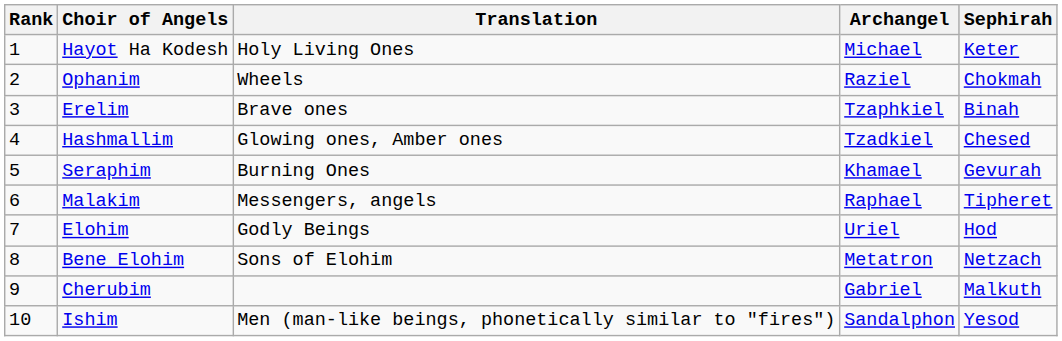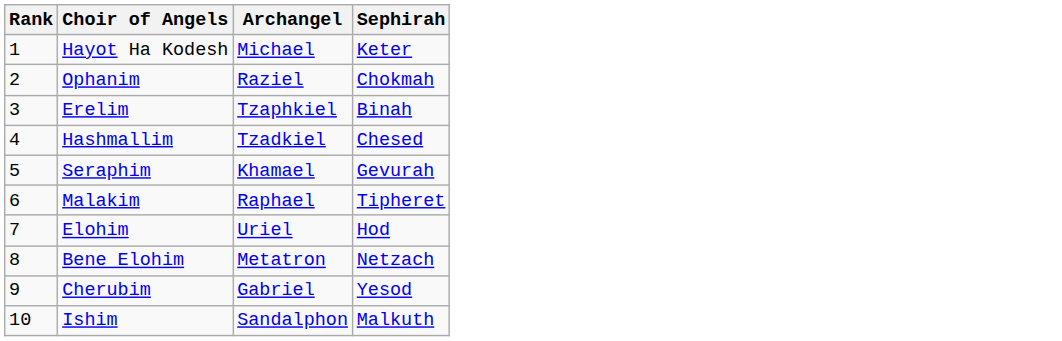- column: (536, 20)
(1003, 291) Malkuth -> (384, 291) Yesod
(991, 321) Yesod -> (396, 321) Malkuth
